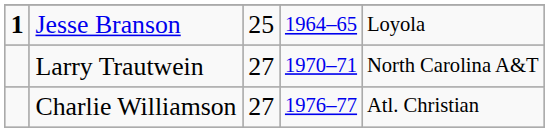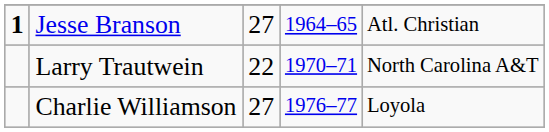(261, 24) 25 -> (261, 24) 27
(396, 24) Loyola -> (423, 24) Atl. Christian
(261, 65) 27 -> (261, 65) 22
(423, 106) Atl. Christian -> (396, 106) Loyola
